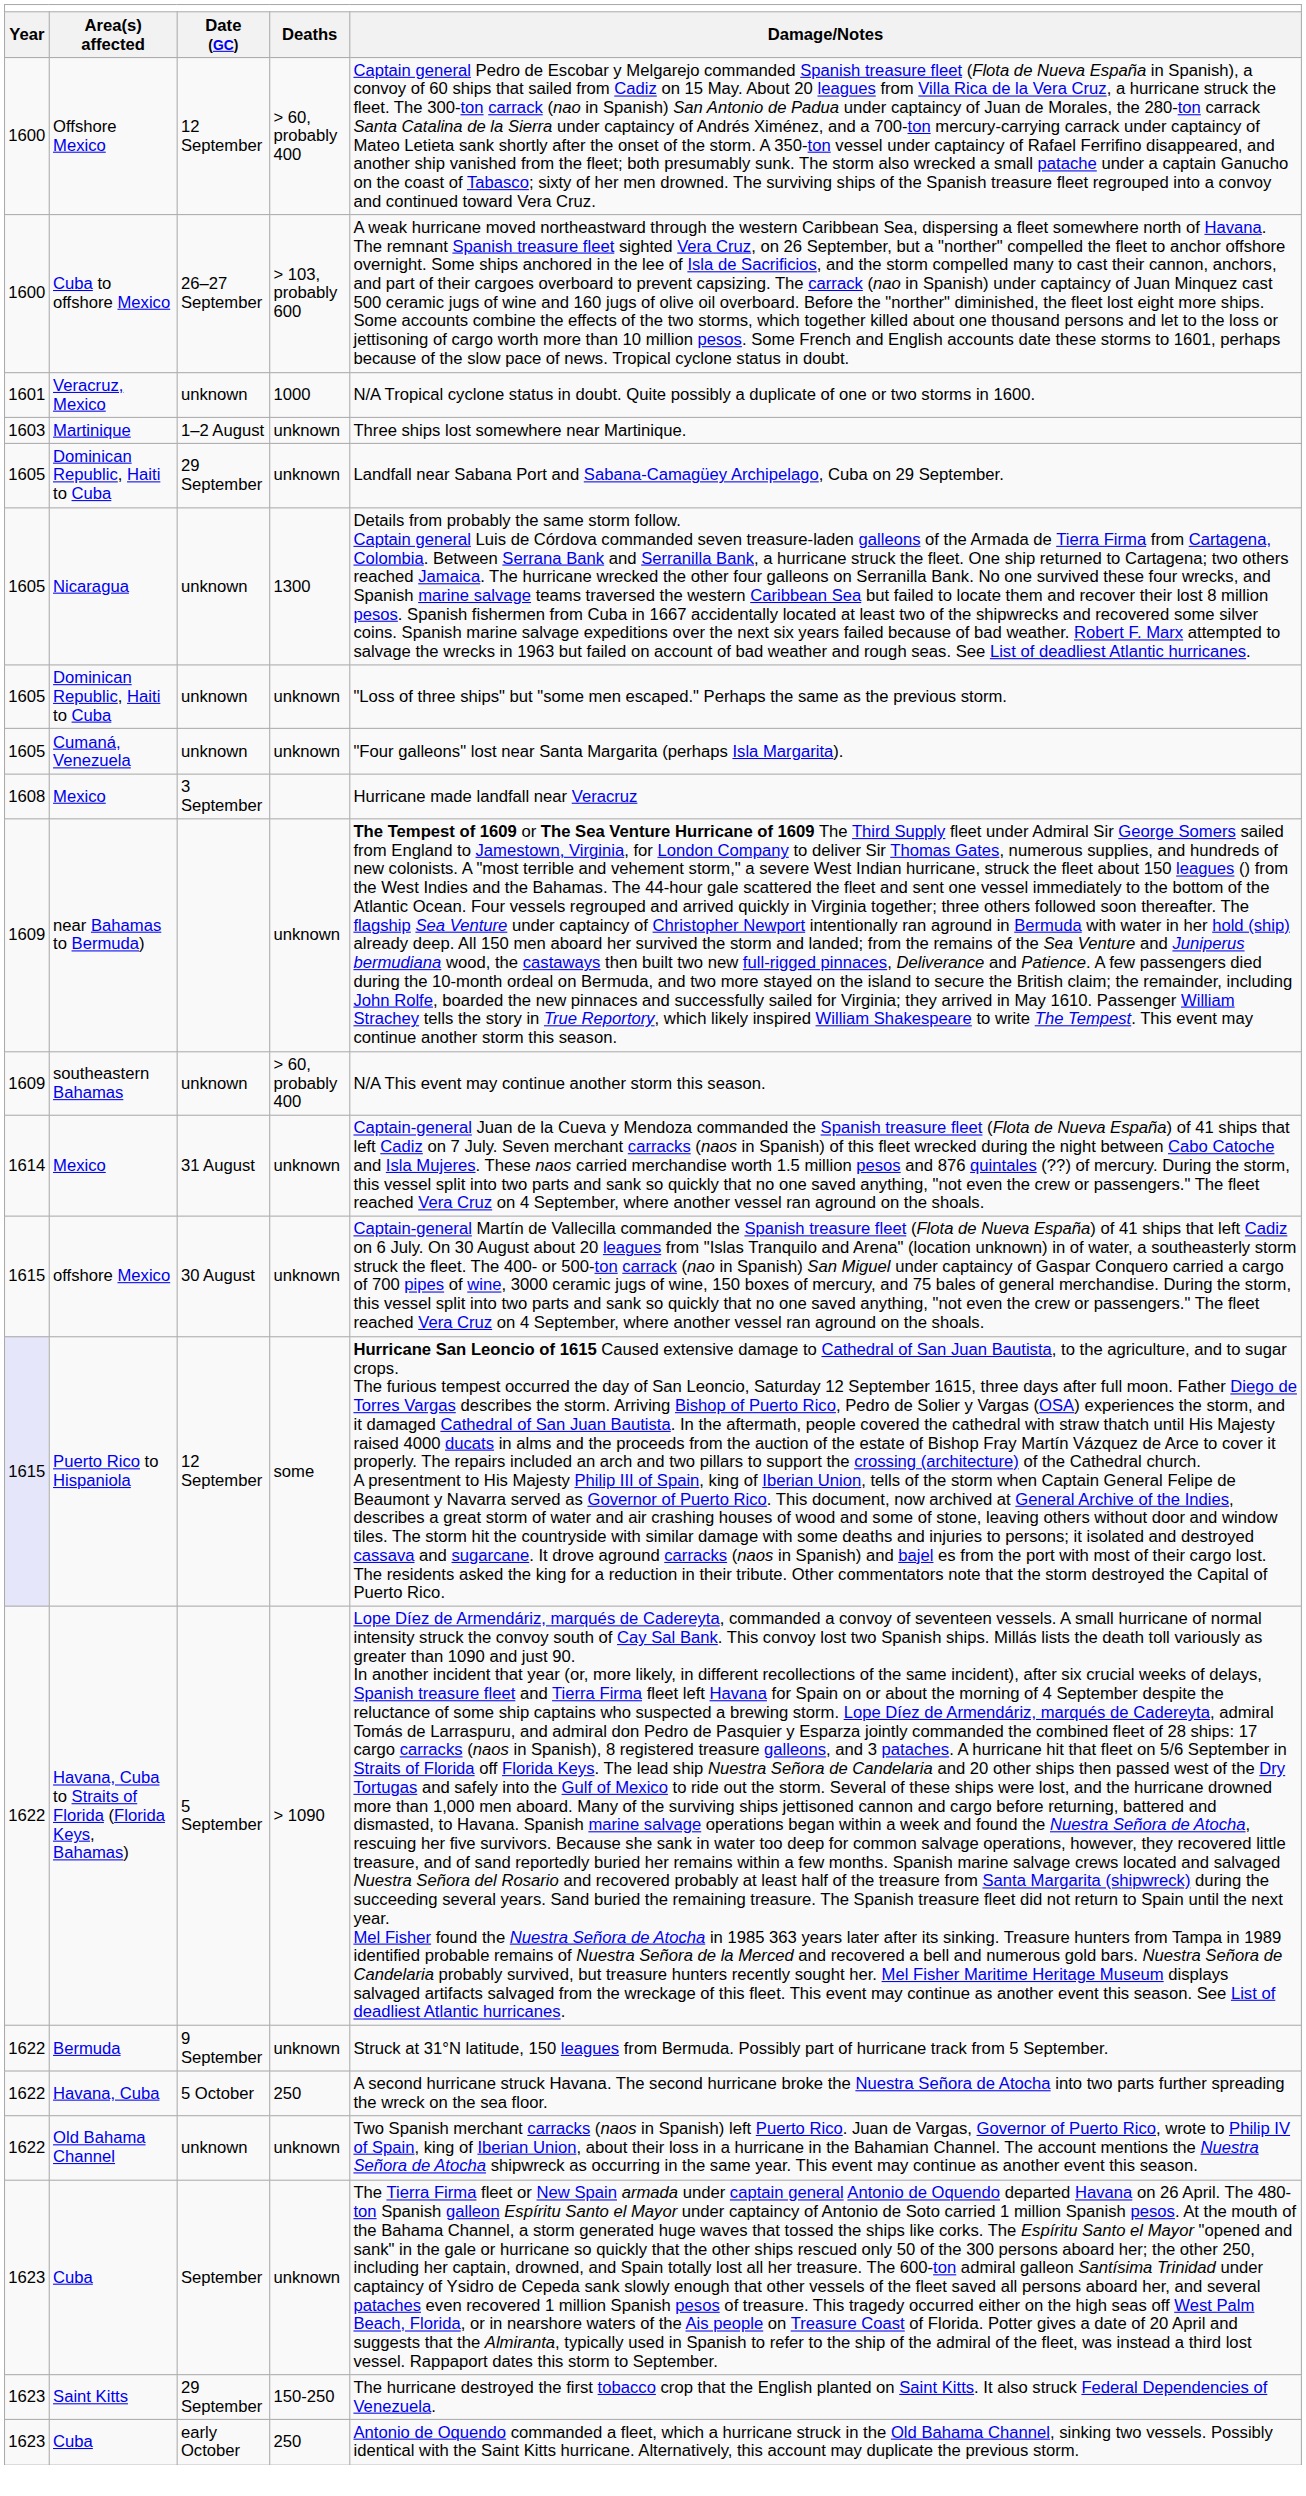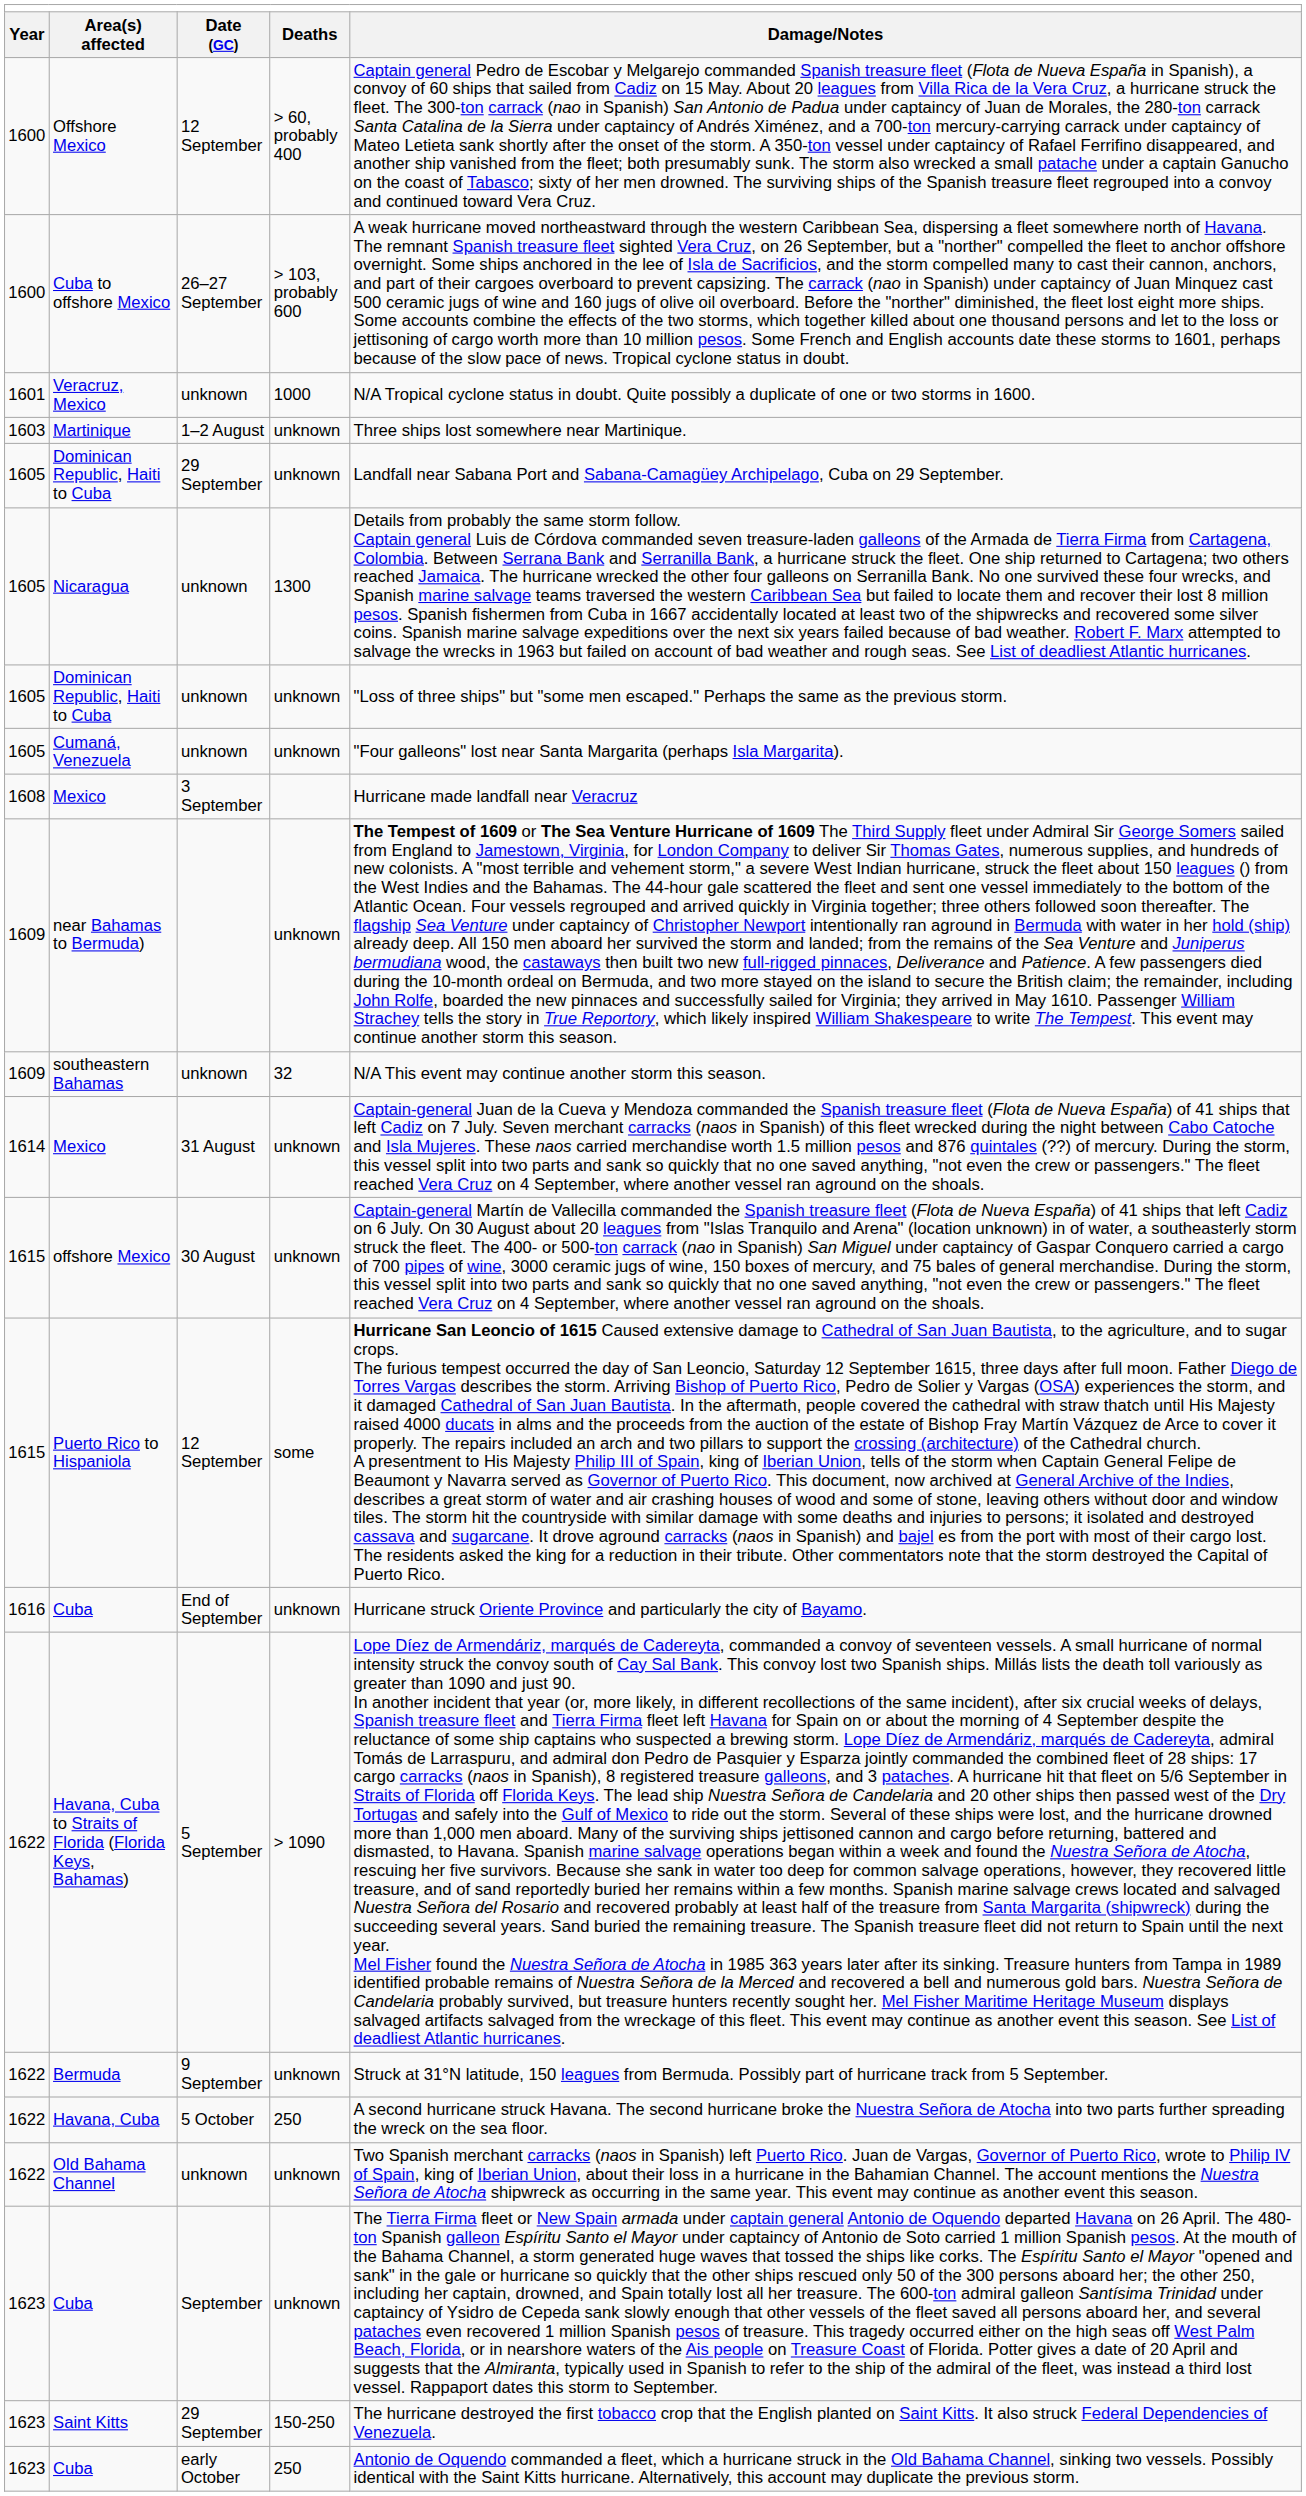(305, 1083) > 60, probably 400 -> (283, 1073) 32
(27, 1471) lavender background -> (27, 1452) no background
+ row: (73, 1609)
